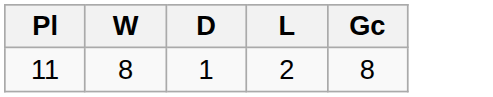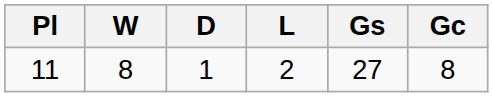+ column: (367, 26)
